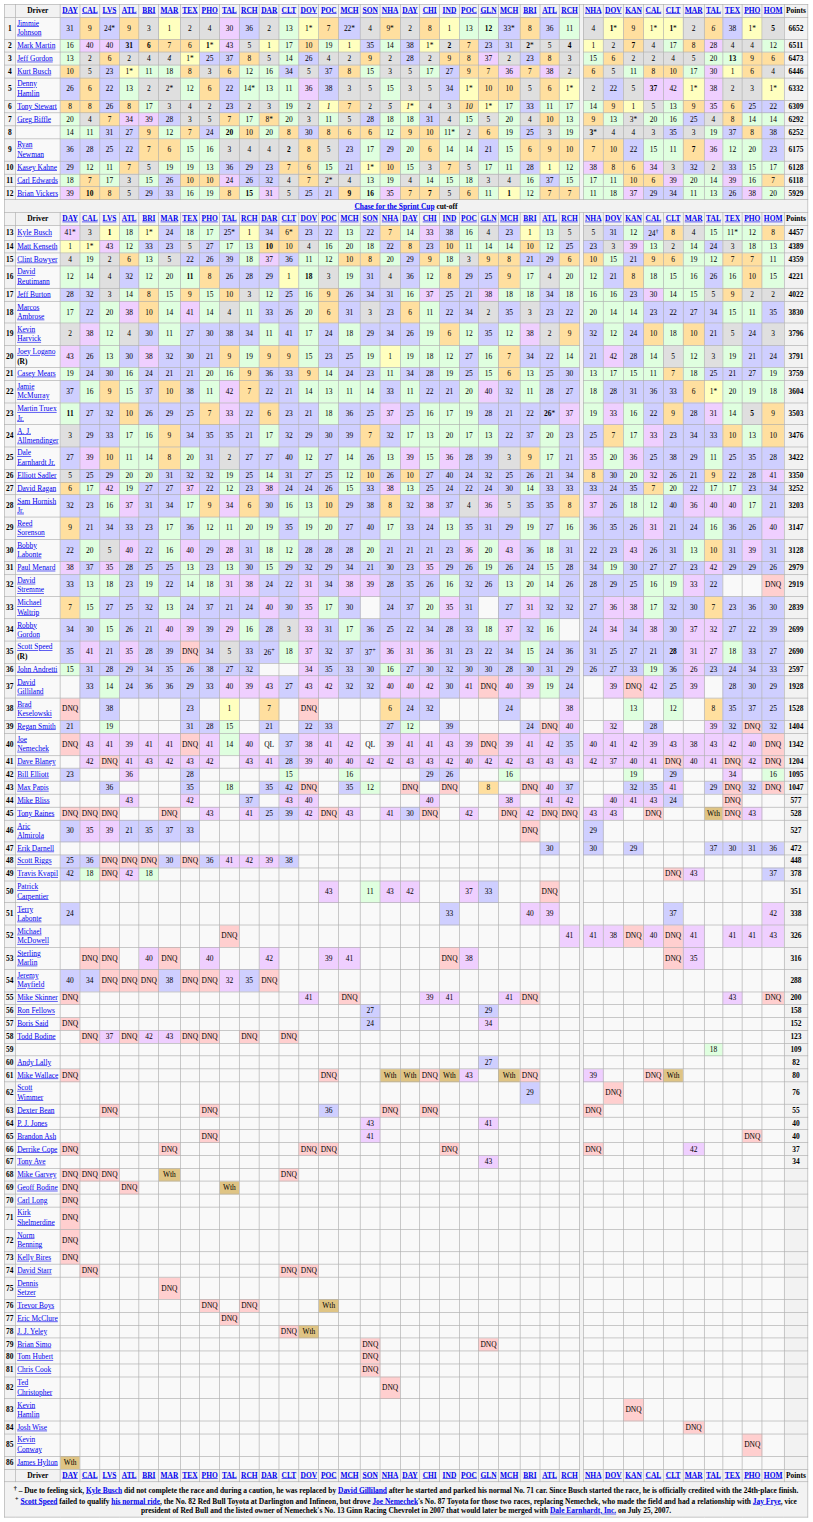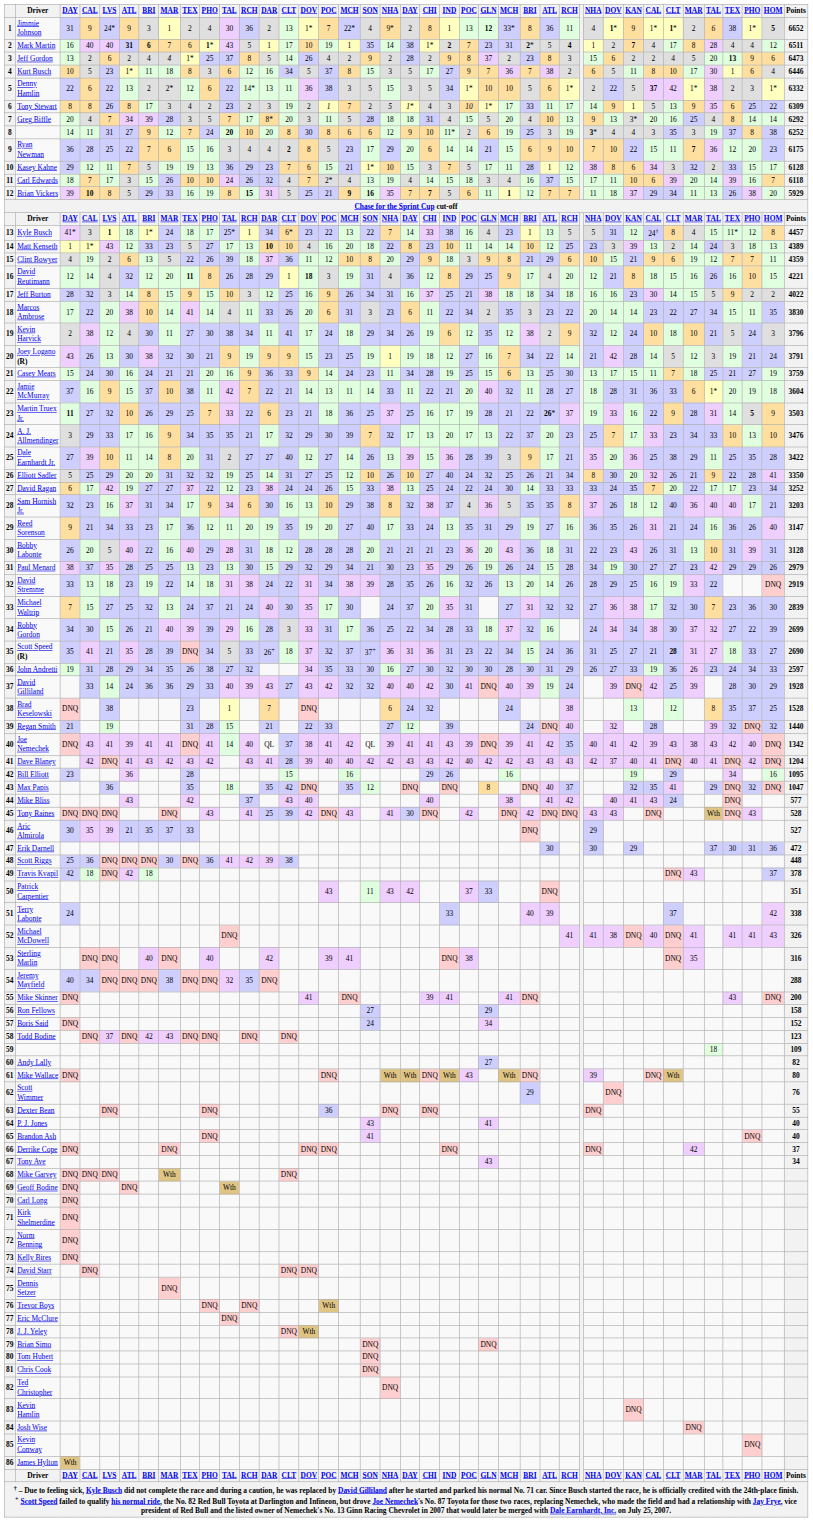(70, 89) 26 -> (70, 89) 22
(70, 374) 19 -> (70, 374) 15
(70, 550) 22 -> (70, 550) 26
(70, 669) 15 -> (70, 669) 19
(796, 727) 1404 -> (796, 727) 1440
